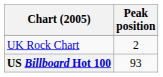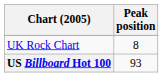(136, 44) 2 -> (136, 44) 8
